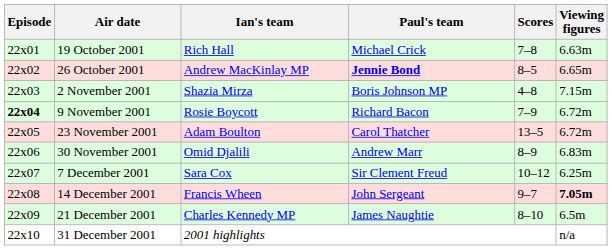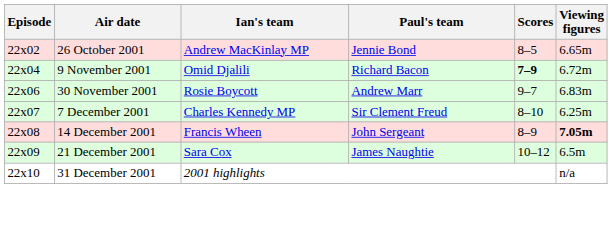- row: (101, 49)
(386, 70) bold -> (384, 49) normal
- row: (104, 91)
(24, 111) bold -> (24, 70) normal
(221, 111) Rosie Boycott -> (217, 70) Omid Djalili
(527, 111) normal -> (527, 70) bold
- row: (107, 132)
(217, 152) Omid Djalili -> (221, 91) Rosie Boycott
(527, 152) 8–9 -> (527, 91) 9–7
(208, 173) Sara Cox -> (240, 111) Charles Kennedy MP
(534, 173) 10–12 -> (530, 111) 8–10
(527, 193) 9–7 -> (527, 132) 8–9
(240, 214) Charles Kennedy MP -> (208, 152) Sara Cox
(530, 214) 8–10 -> (534, 152) 10–12
